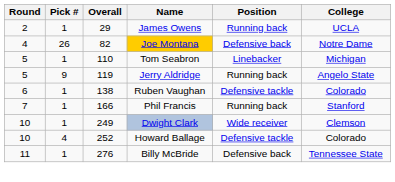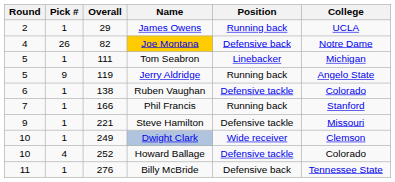(105, 59) 110 -> (105, 59) 111
+ row: (170, 122)
